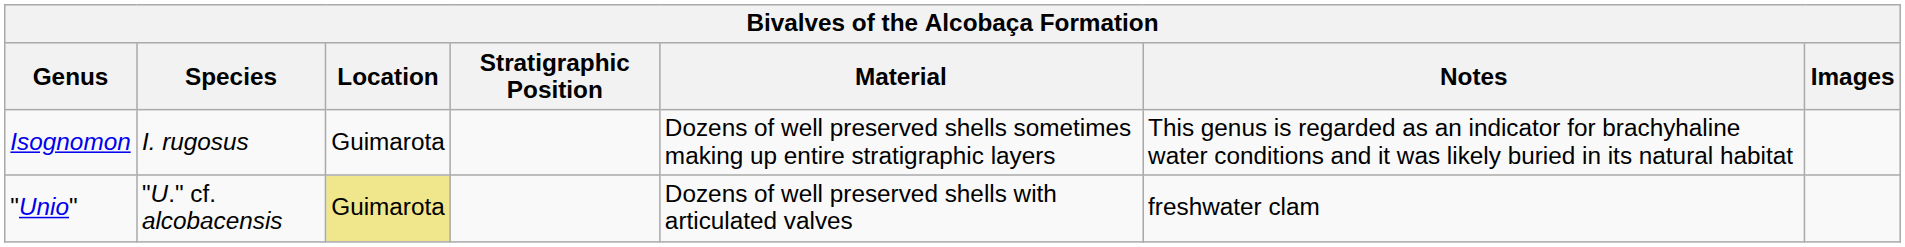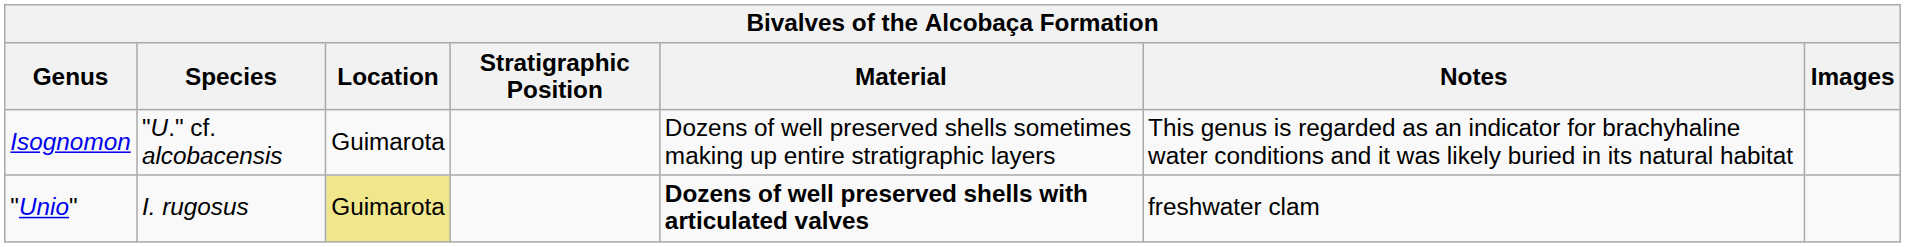(195, 141) I. rugosus -> (212, 141) "U." cf. alcobacensis
(212, 207) "U." cf. alcobacensis -> (195, 207) I. rugosus
(861, 207) normal -> (876, 207) bold
